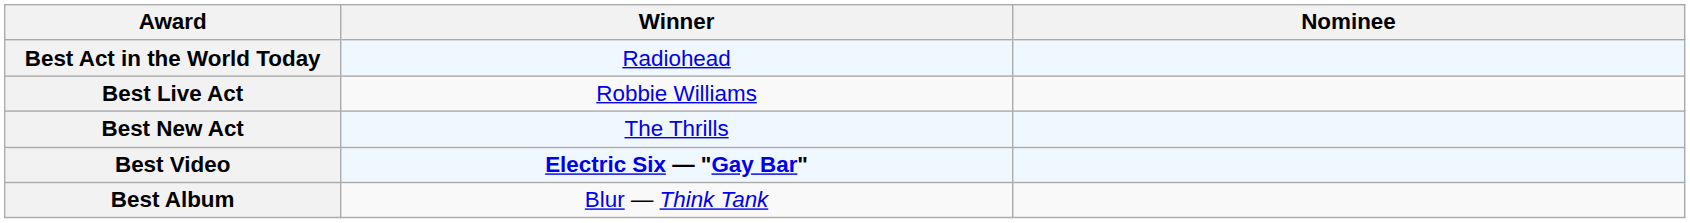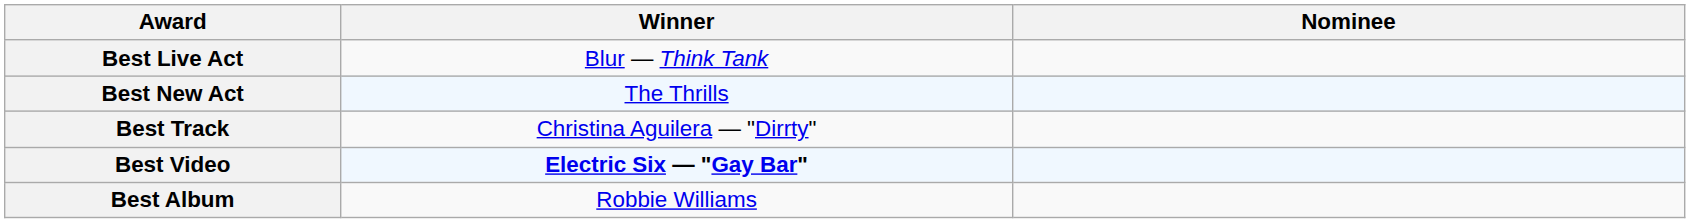- row: (173, 57)
(677, 93) Robbie Williams -> (677, 57) Blur — Think Tank
+ row: (173, 128)
(677, 199) Blur — Think Tank -> (677, 199) Robbie Williams
